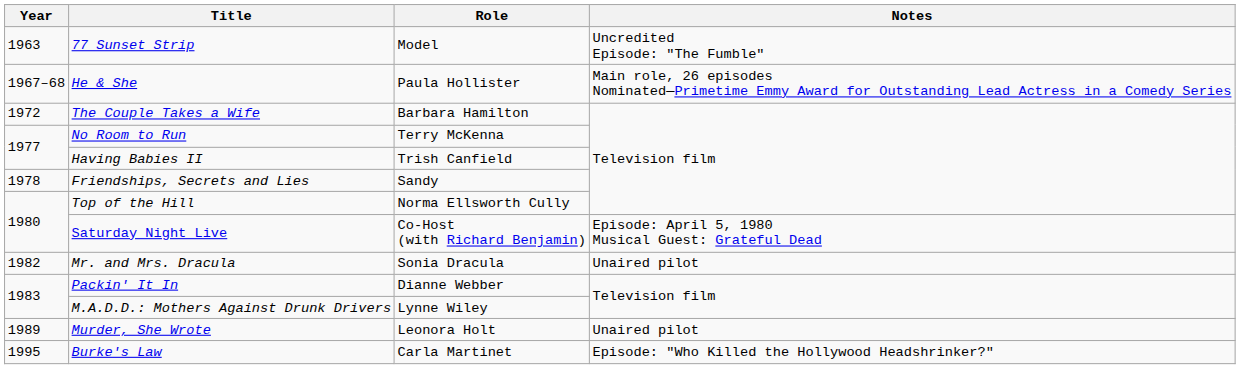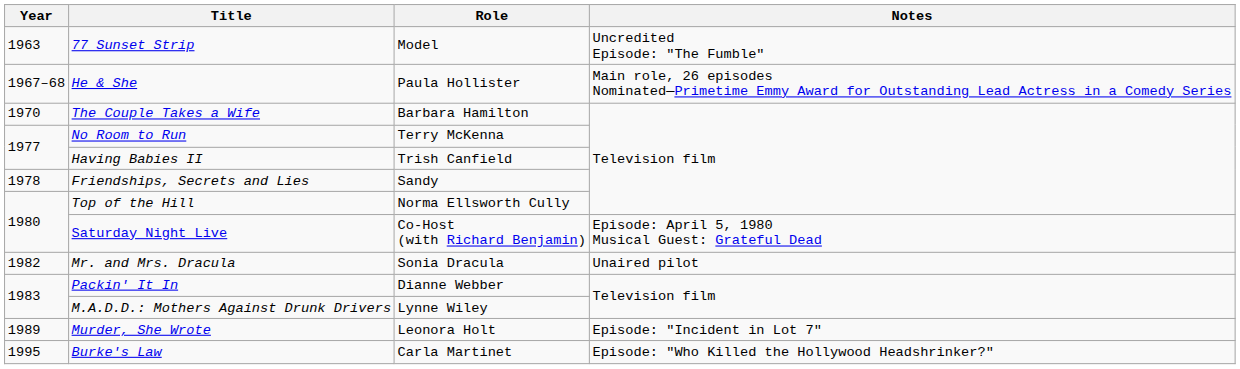(24, 114) 1972 -> (24, 114) 1970
(646, 330) Unaired pilot -> (707, 330) Episode: "Incident in Lot 7"
